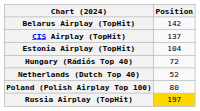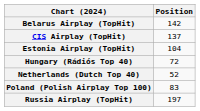(174, 87) 80 -> (174, 87) 83
(174, 100) gold background -> (174, 100) no background
